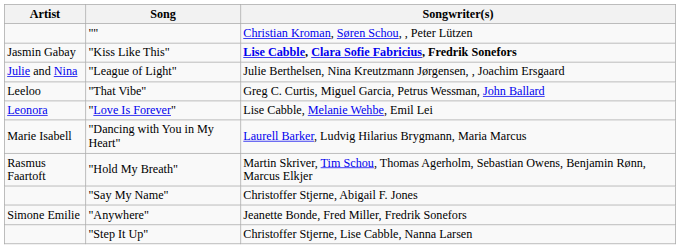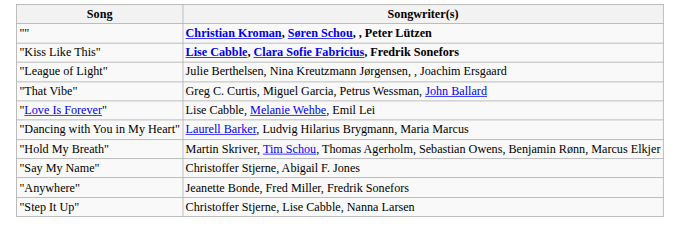- column: (45, 14)
(358, 33) normal -> (309, 33) bold
